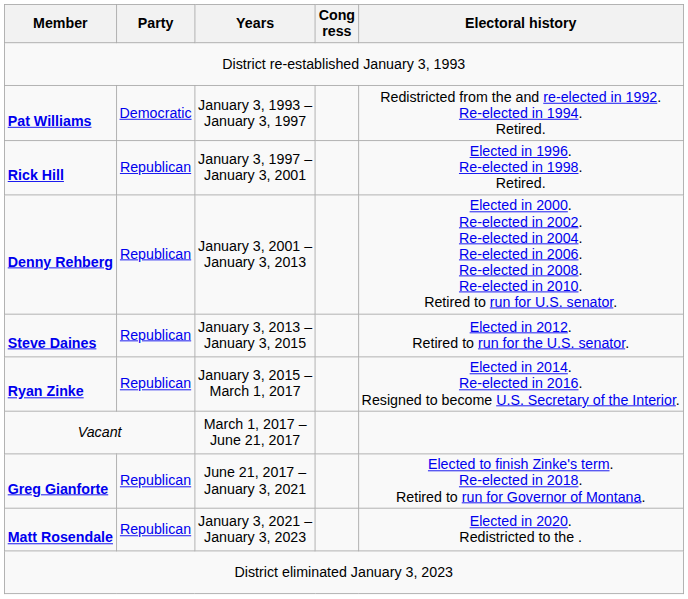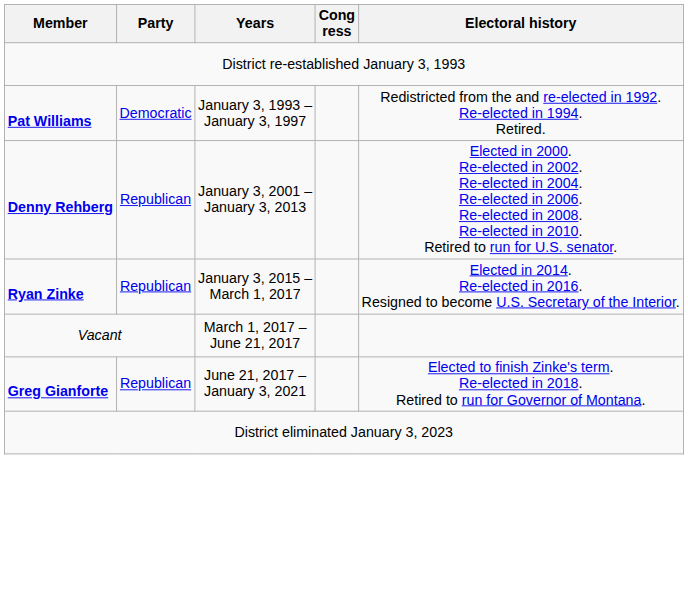- row: (36, 175)
- row: (52, 343)
- row: (60, 537)
